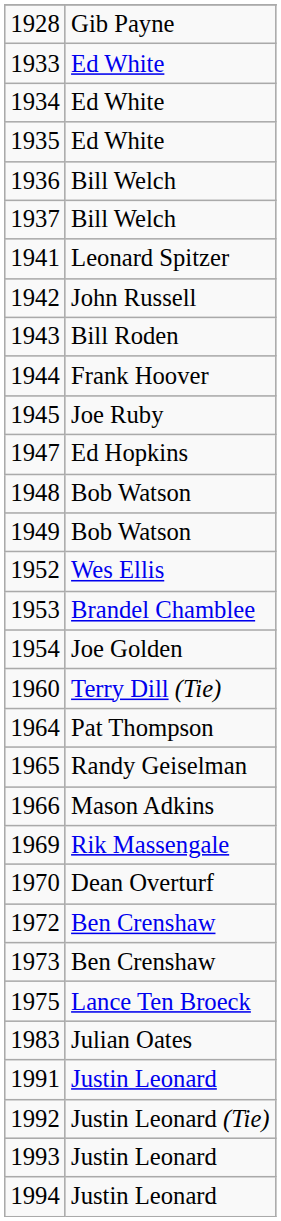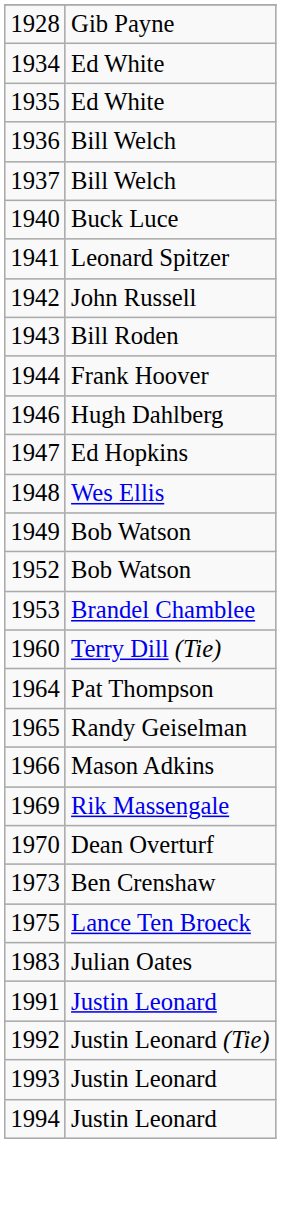- row: (35, 63)
+ row: (35, 219)
- row: (35, 414)
+ row: (35, 414)
(131, 492) Bob Watson -> (118, 492) Wes Ellis
(118, 571) Wes Ellis -> (131, 571) Bob Watson
- row: (35, 649)
- row: (35, 922)
